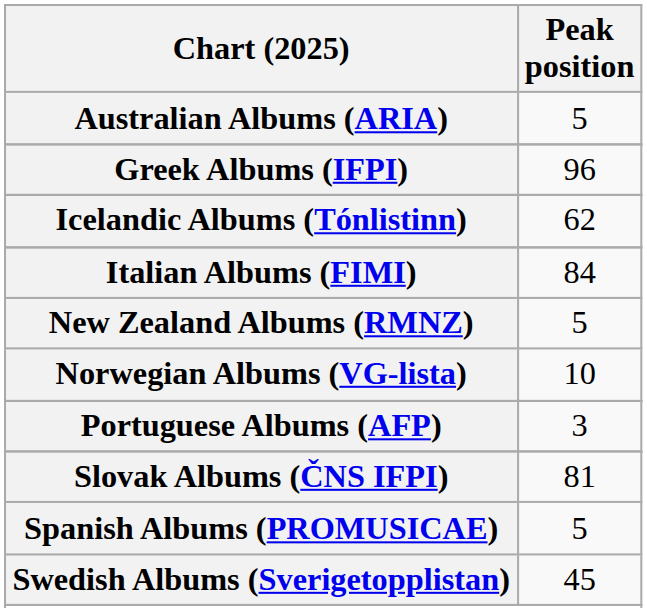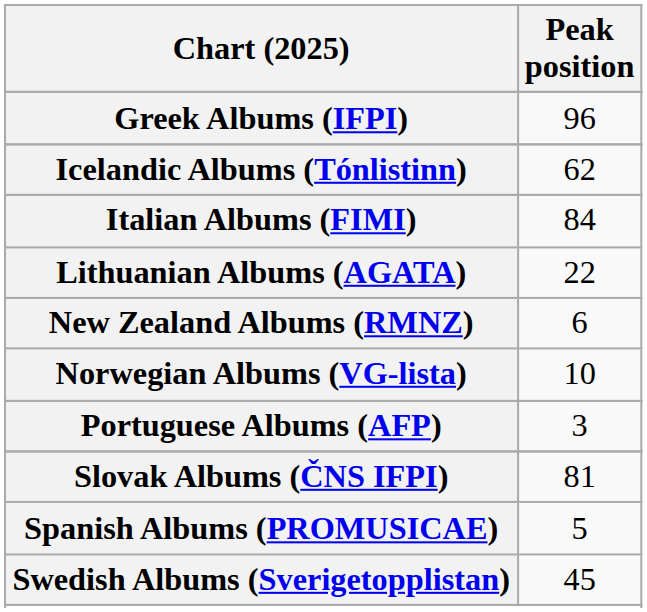- row: (261, 117)
+ row: (261, 271)
(580, 322) 5 -> (580, 322) 6
